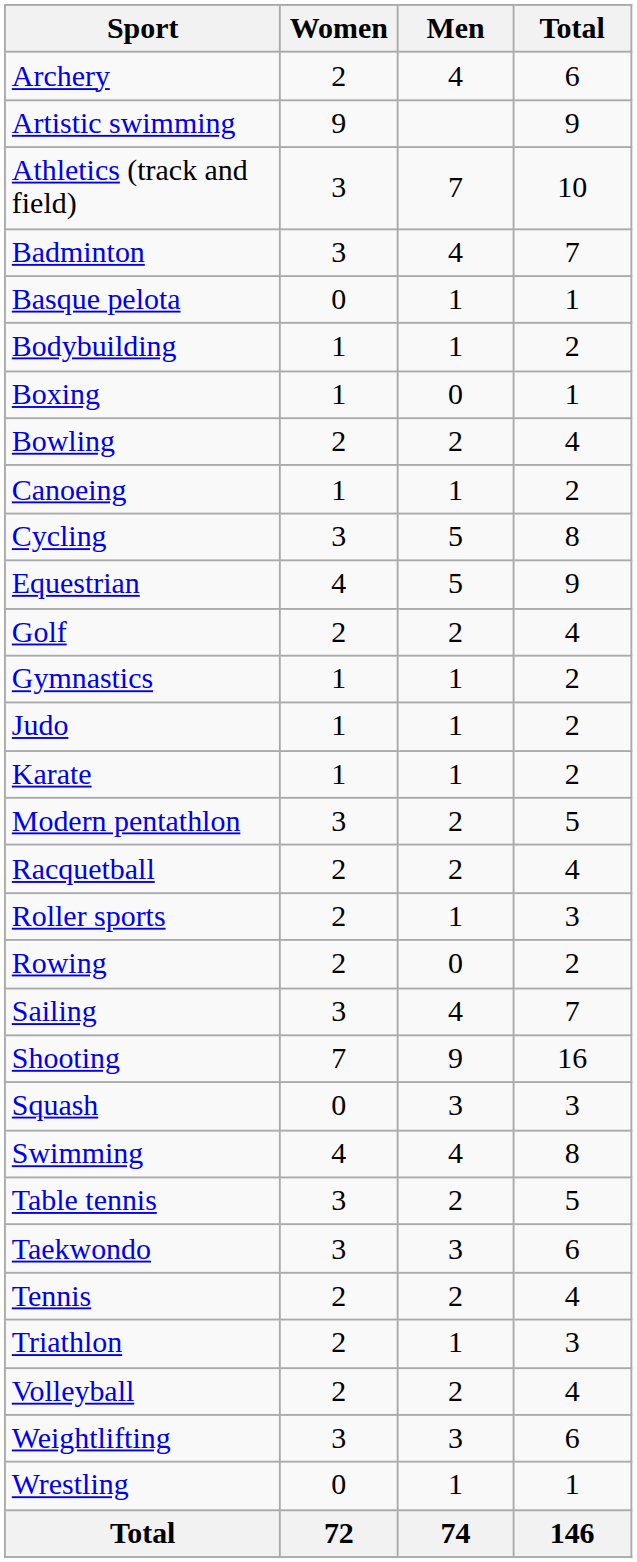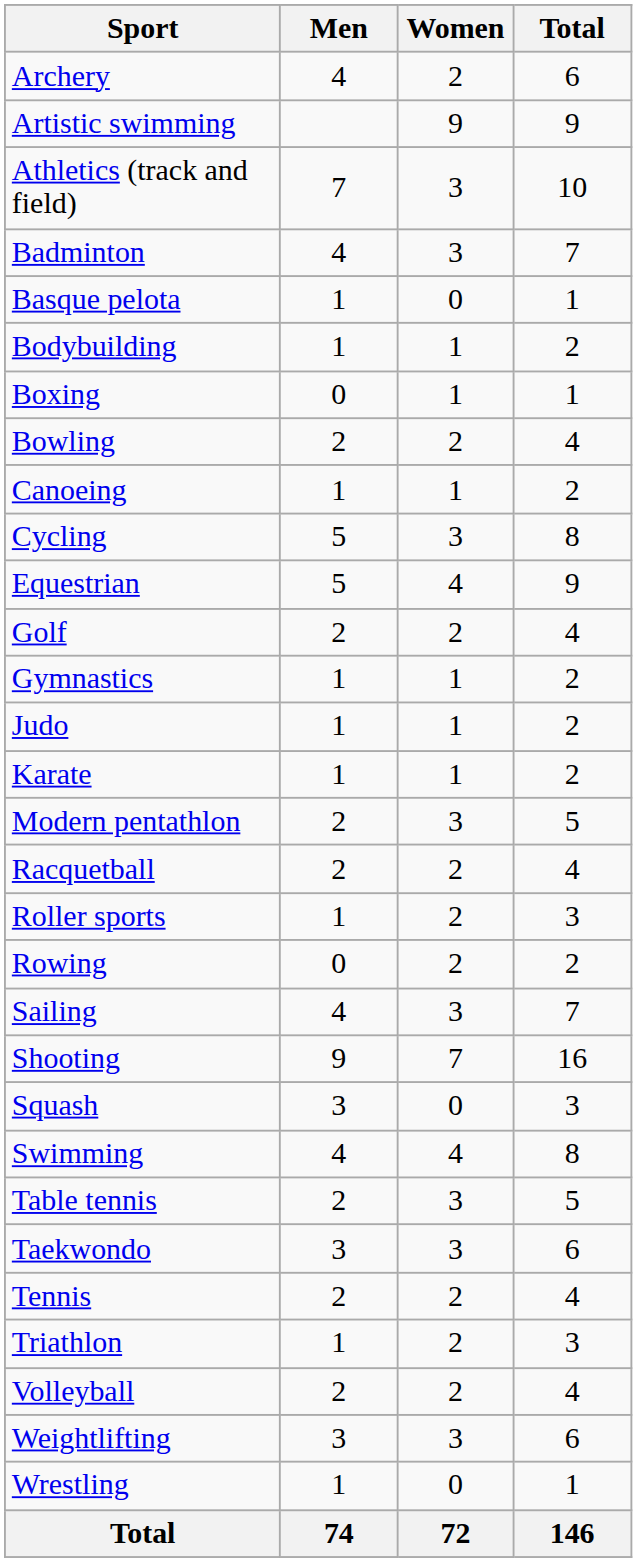columns swapped: (455, 28) <-> (339, 28)
